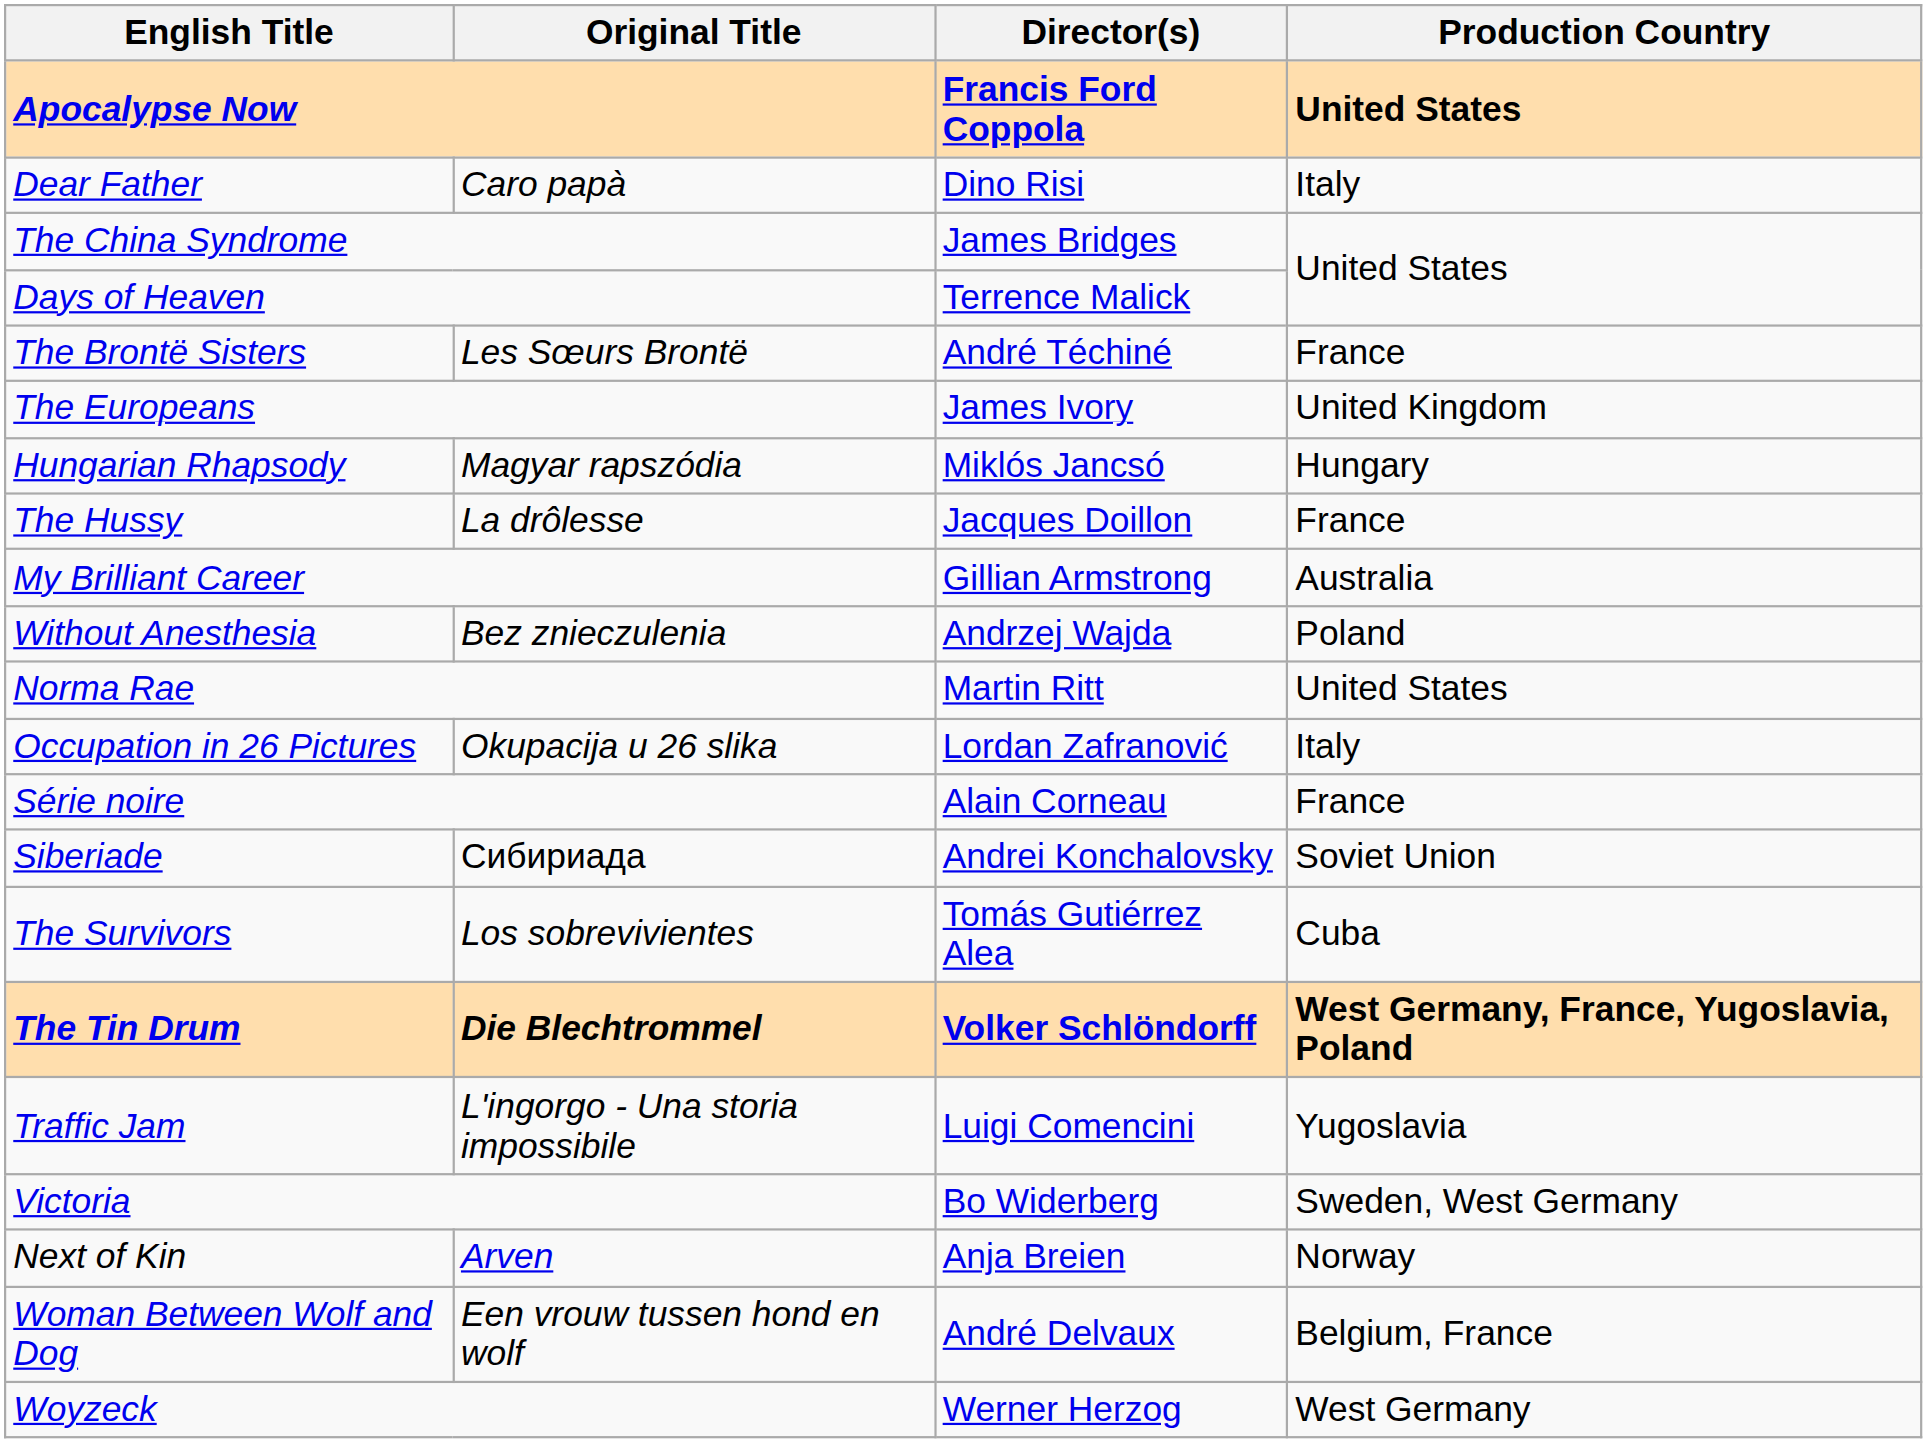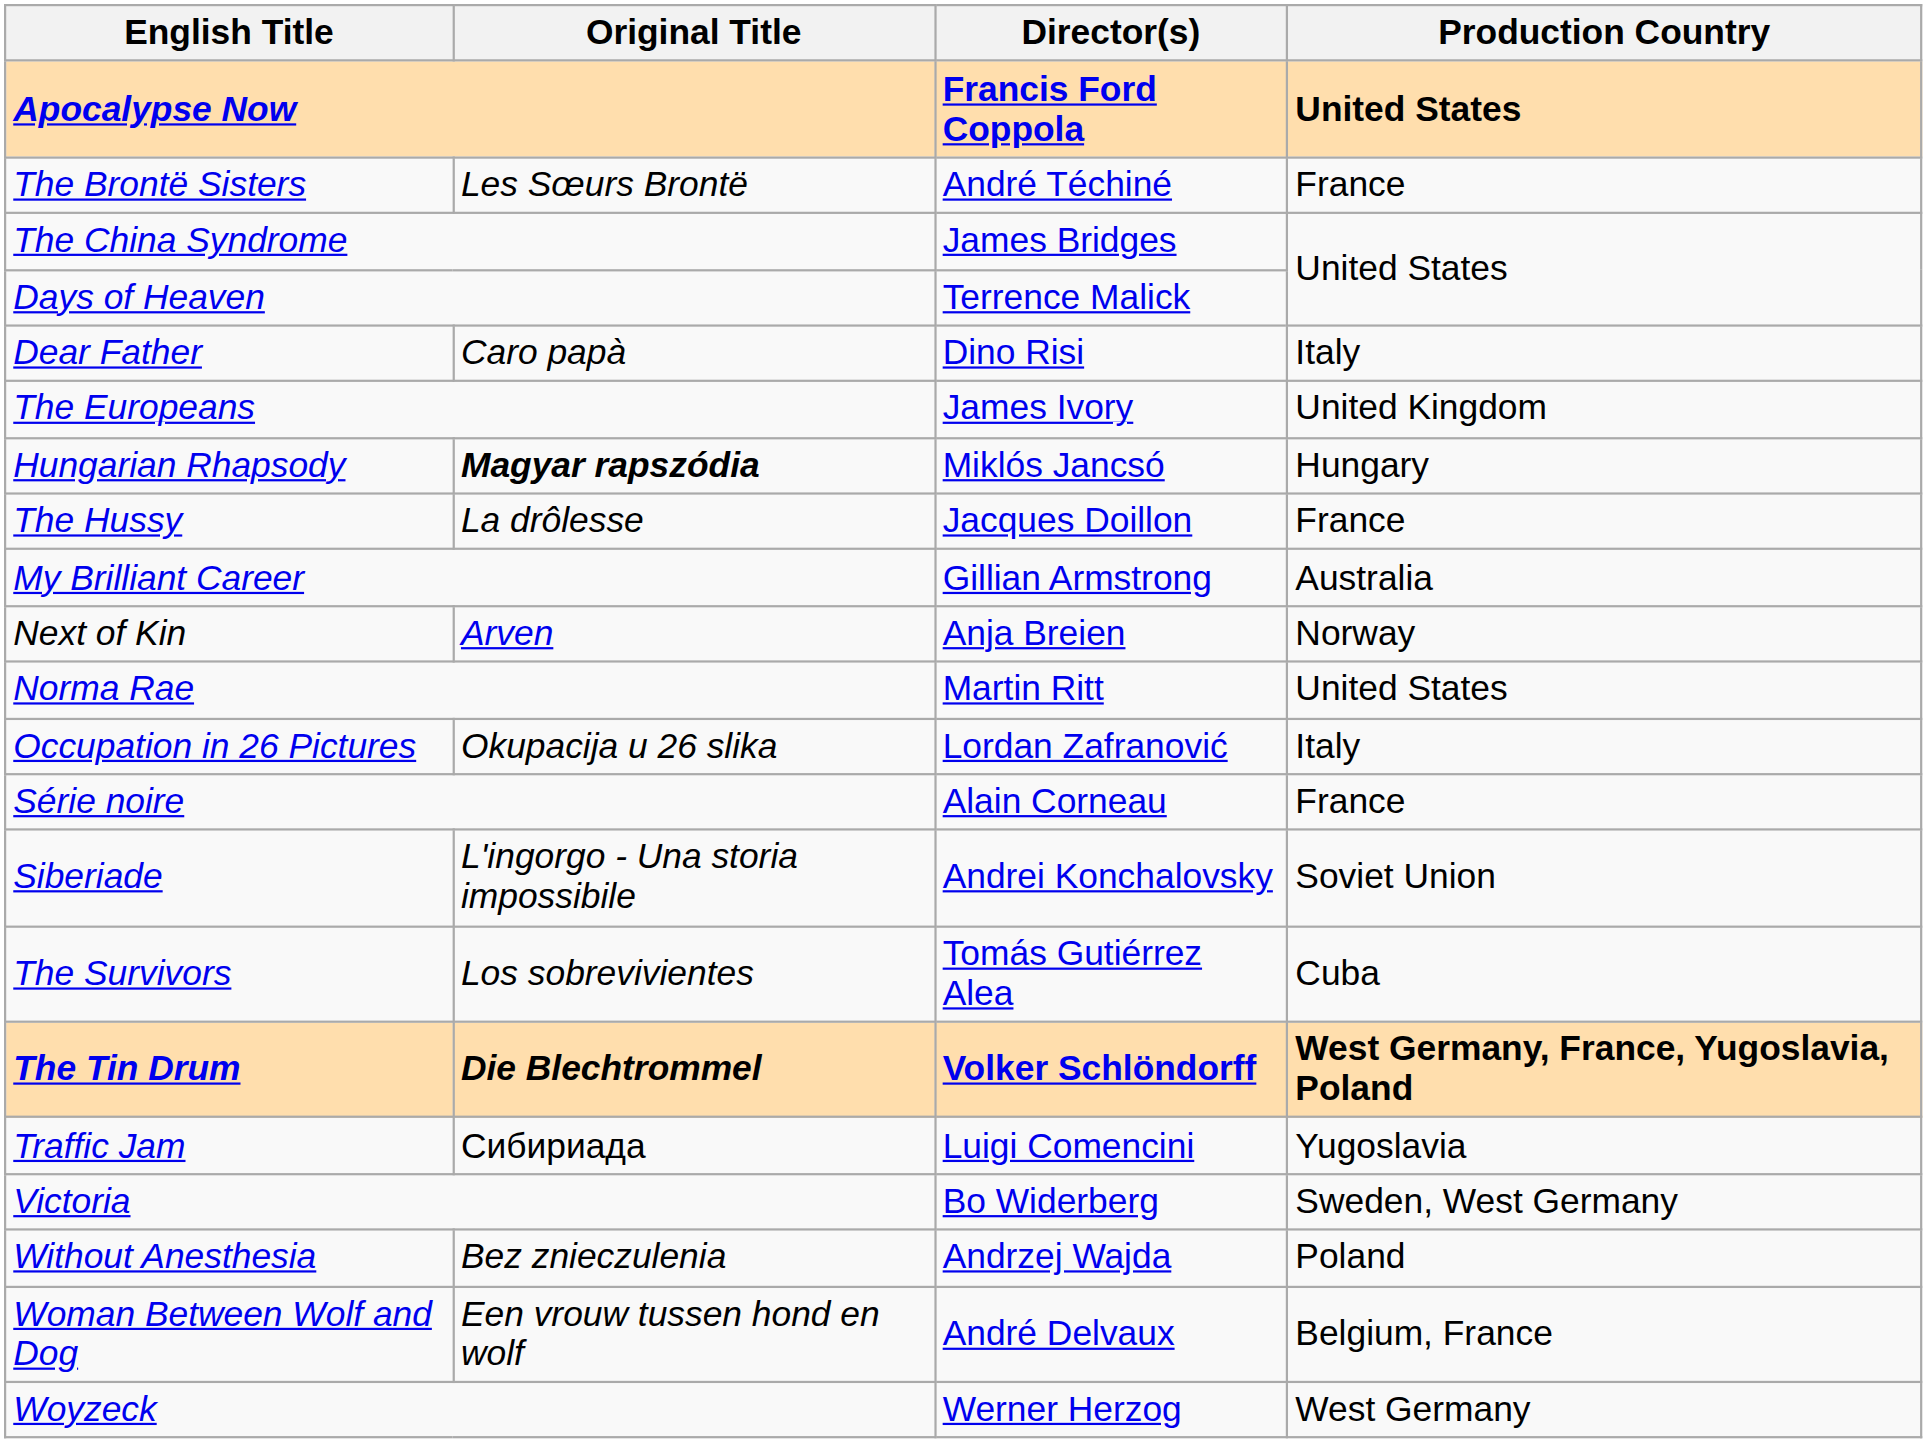rows swapped: (160, 352) <-> (108, 184)
(601, 464) normal -> (610, 464) bold
rows swapped: (100, 1257) <-> (165, 633)
(553, 857) Сибириада -> (629, 877) L'ingorgo - Una storia impossibile
(629, 1125) L'ingorgo - Una storia impossibile -> (553, 1144) Сибириада
